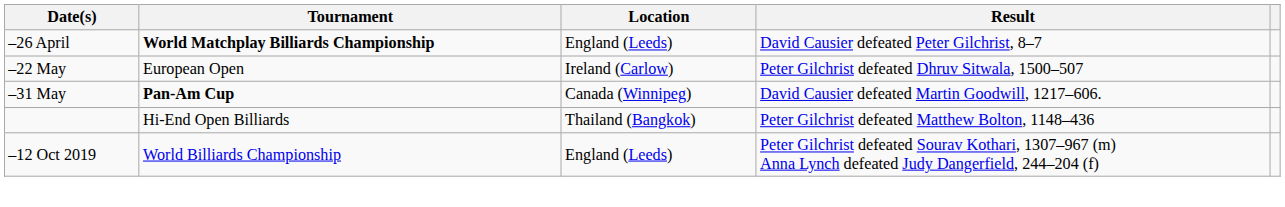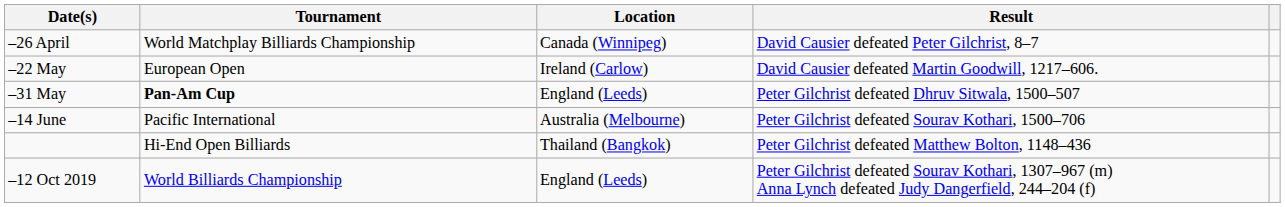(289, 42) bold -> (279, 42) normal
(619, 42) England (Leeds) -> (603, 42) Canada (Winnipeg)
(922, 68) Peter Gilchrist defeated Dhruv Sitwala, 1500–507 -> (927, 68) David Causier defeated Martin Goodwill, 1217–606.
(628, 94) Canada (Winnipeg) -> (594, 94) England (Leeds)
(931, 94) David Causier defeated Martin Goodwill, 1217–606. -> (918, 94) Peter Gilchrist defeated Dhruv Sitwala, 1500–507
+ row: (37, 119)
